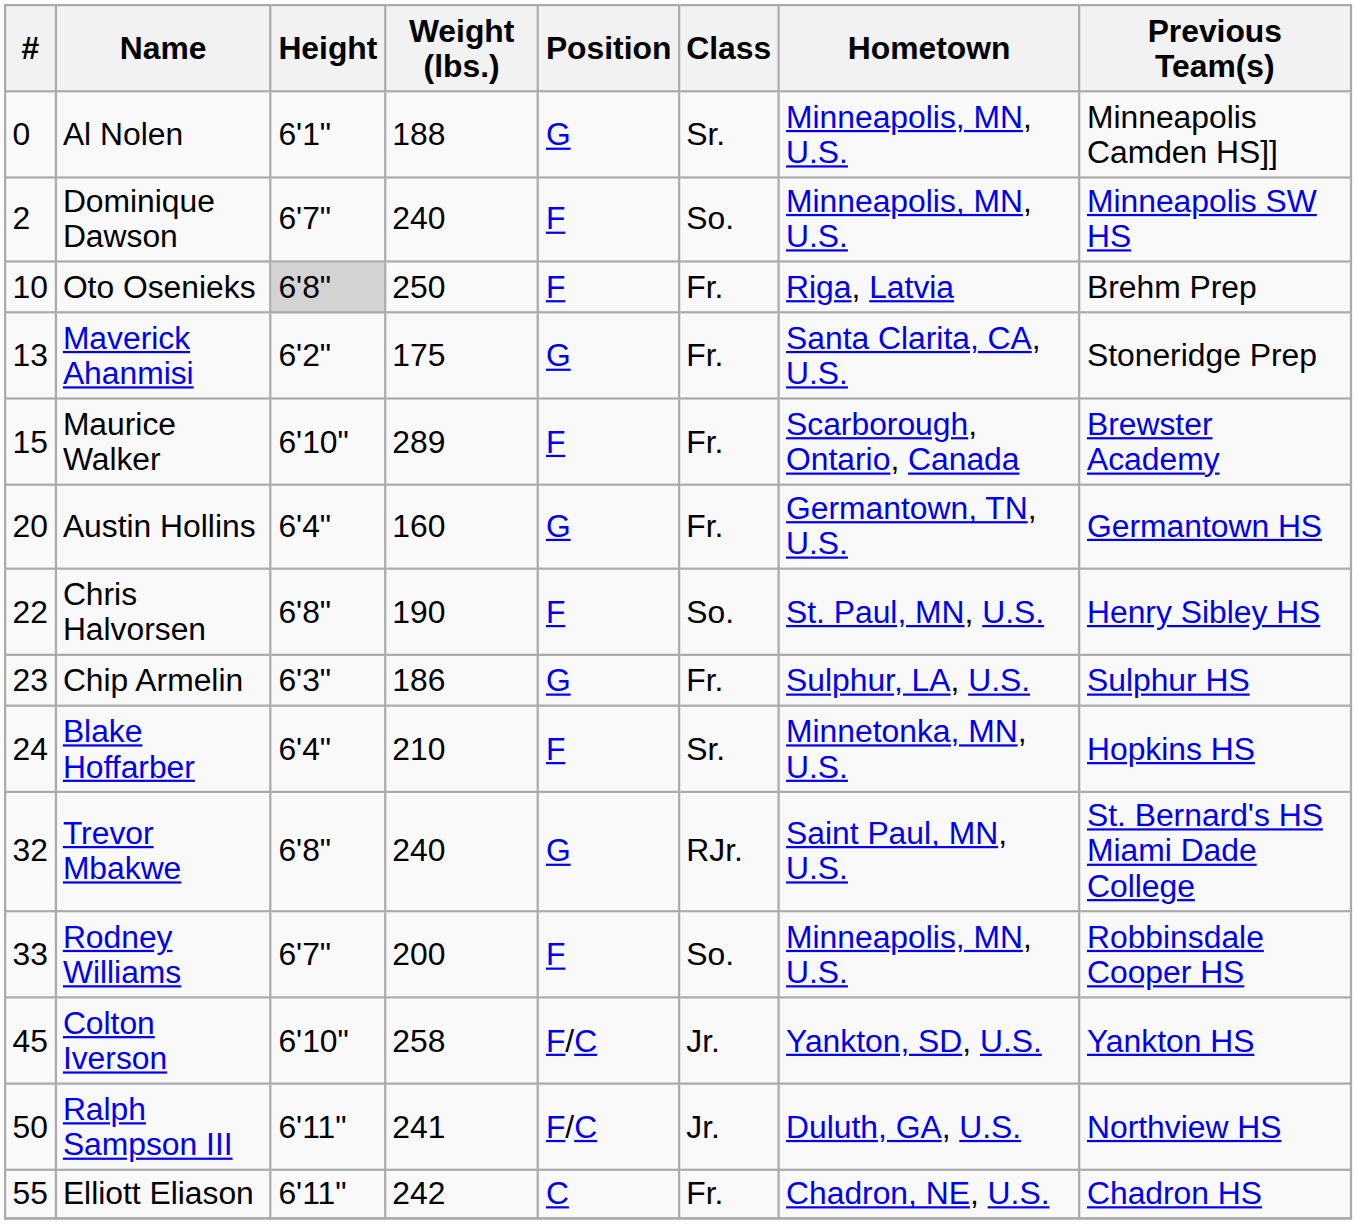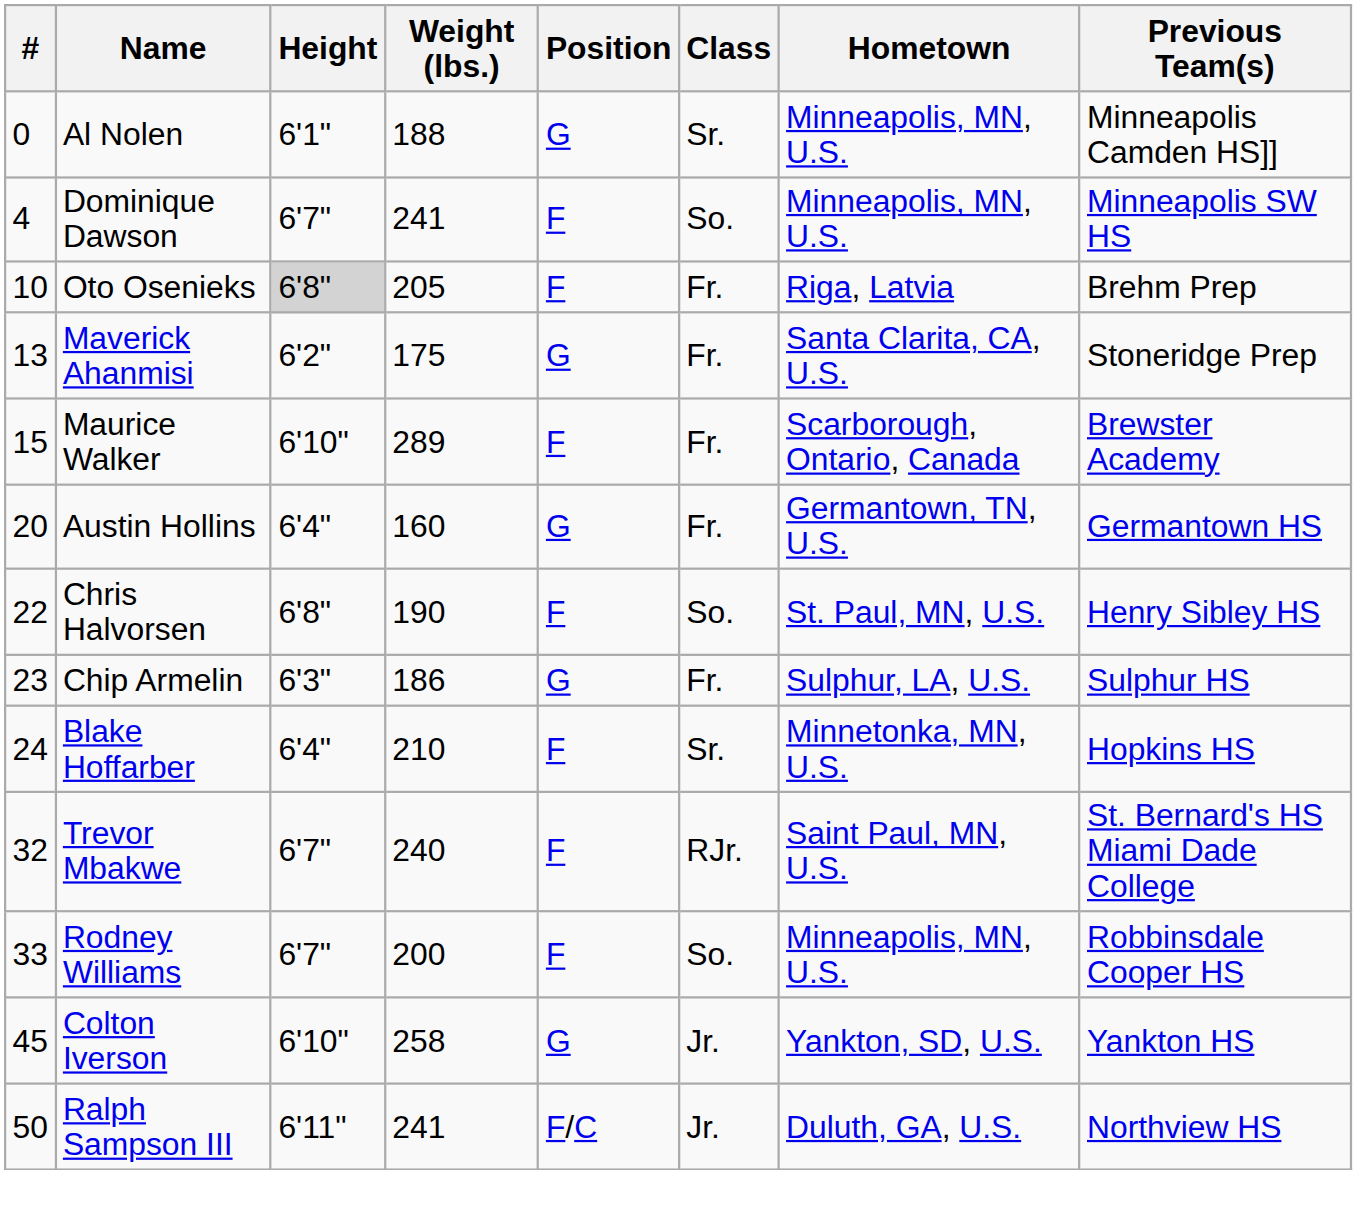(21, 220) 2 -> (21, 220) 4
(419, 220) 240 -> (419, 220) 241
(419, 288) 250 -> (419, 288) 205
(305, 852) 6'8" -> (305, 852) 6'7"
(558, 852) G -> (556, 852) F
(572, 1041) F/C -> (558, 1041) G
- row: (158, 1194)
